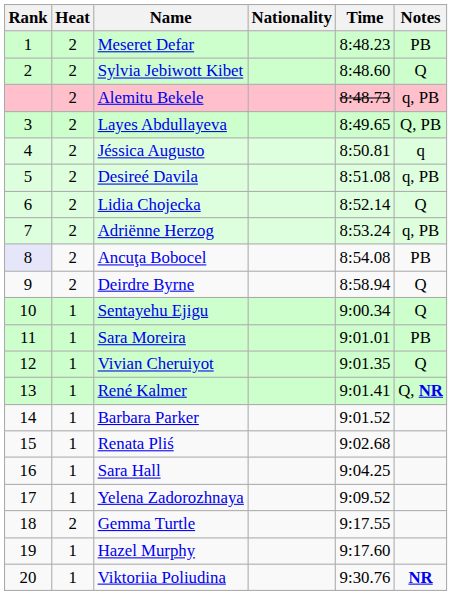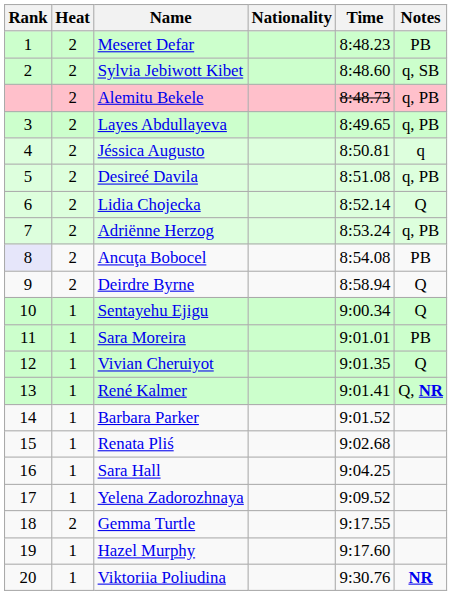(421, 71) Q -> (421, 71) q, SB
(421, 124) Q, PB -> (421, 124) q, PB
